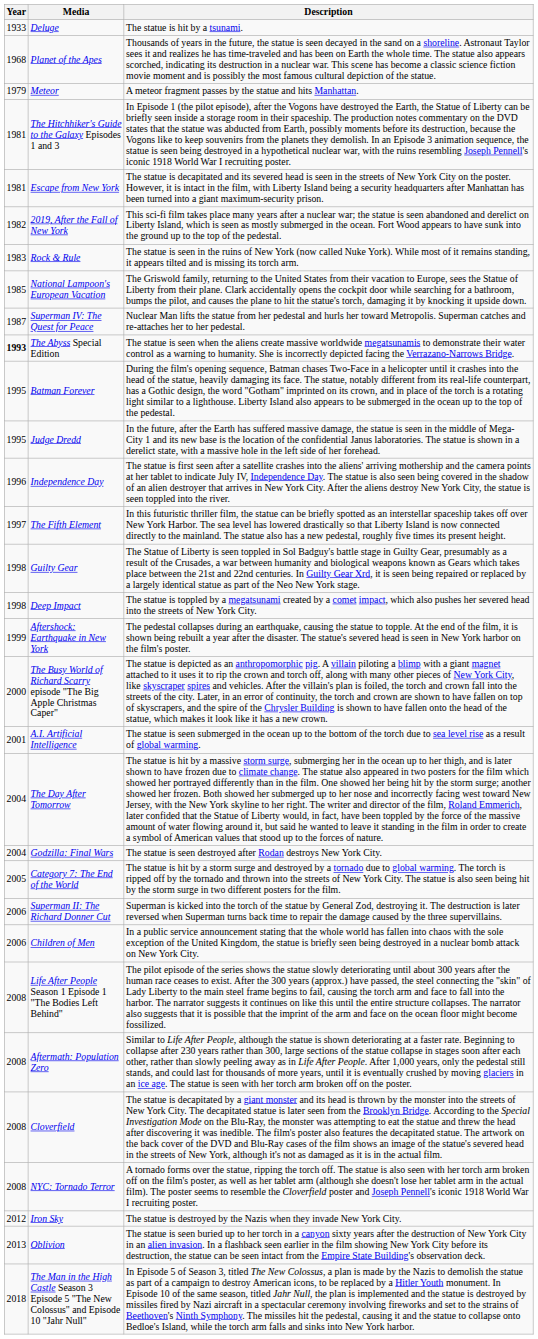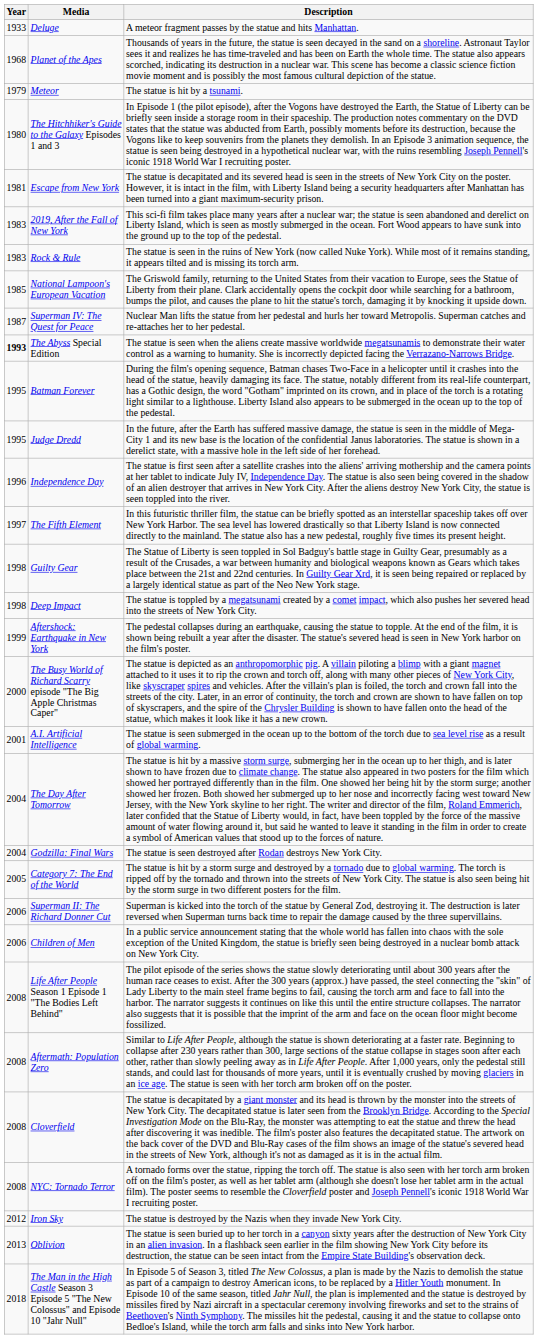(184, 27) The statue is hit by a tsunami. -> (242, 27) A meteor fragment passes by the statue and hits Manhattan.
(242, 91) A meteor fragment passes by the statue and hits Manhattan. -> (184, 91) The statue is hit by a tsunami.
(16, 134) 1981 -> (16, 134) 1980
(16, 225) 1982 -> (16, 225) 1983
